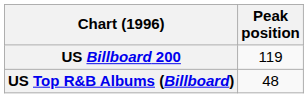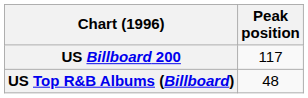(271, 57) 119 -> (271, 57) 117
